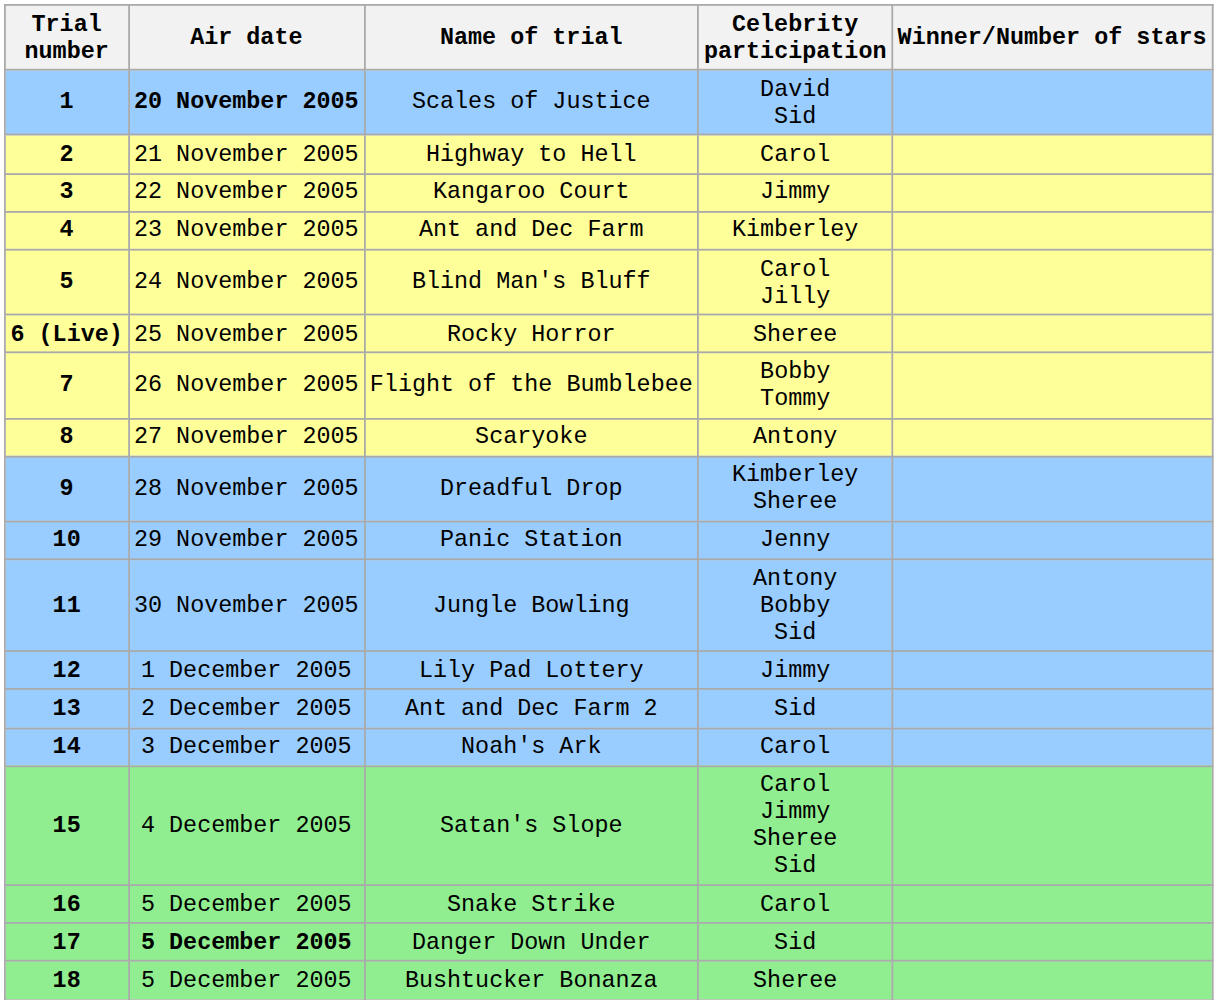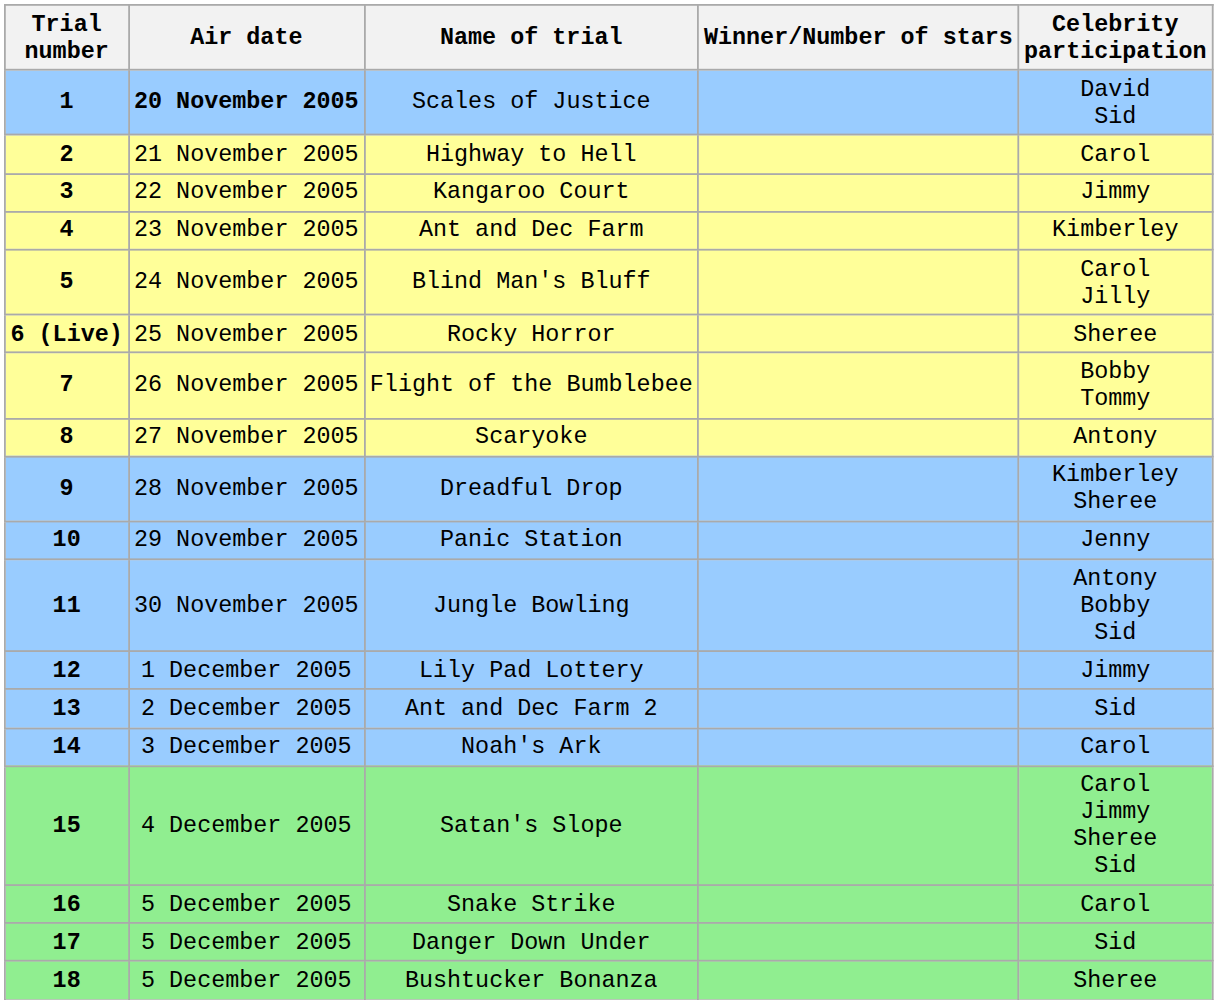columns swapped: (795, 37) <-> (1052, 37)
(246, 942) bold -> (246, 942) normal
